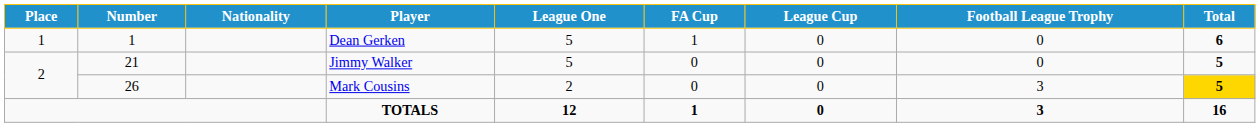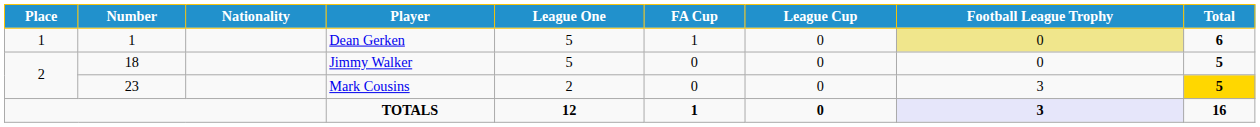(1040, 40) no background -> (1040, 40) khaki background
(132, 63) 21 -> (132, 63) 18
(132, 87) 26 -> (132, 87) 23
(1040, 110) no background -> (1040, 110) lavender background
